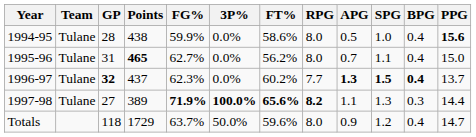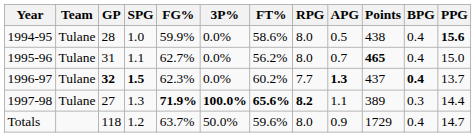columns swapped: (145, 15) <-> (388, 15)
